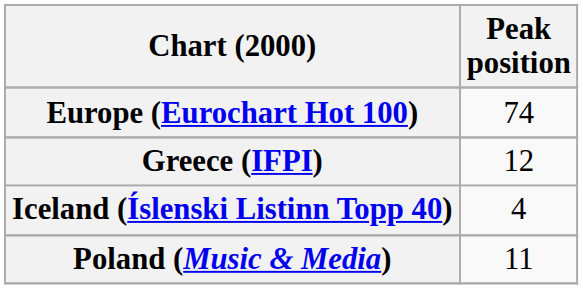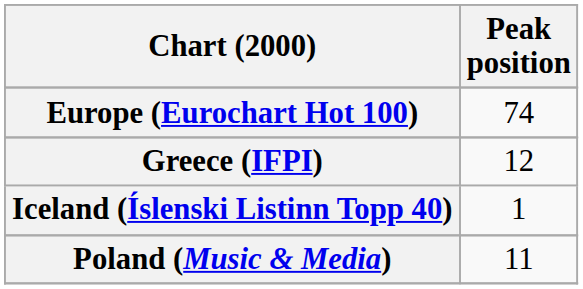(519, 209) 4 -> (519, 209) 1
